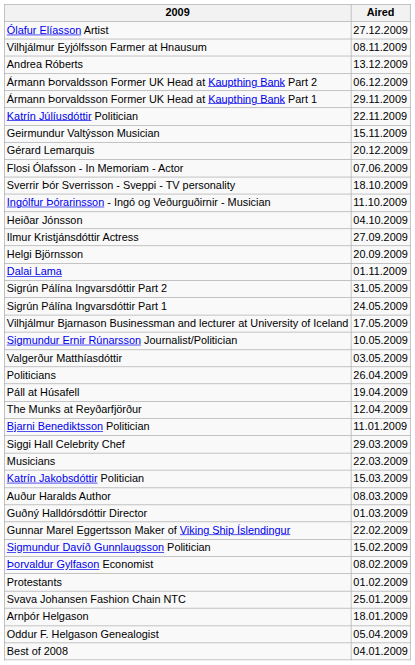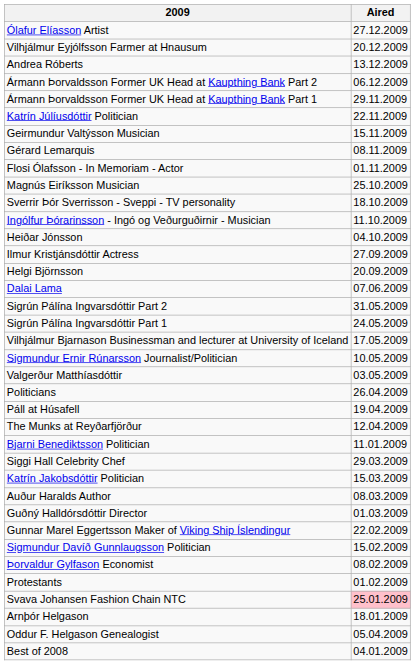(380, 47) 08.11.2009 -> (381, 47) 20.12.2009
(381, 151) 20.12.2009 -> (380, 151) 08.11.2009
(381, 168) 07.06.2009 -> (380, 168) 01.11.2009
+ row: (73, 185)
(380, 271) 01.11.2009 -> (381, 289) 07.06.2009
- row: (31, 461)
(381, 599) no background -> (381, 599) pink background
